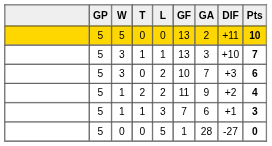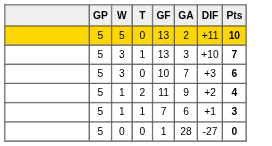- column: (163, 15)
